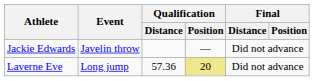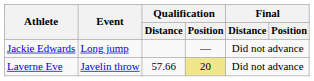(110, 49) Javelin throw -> (105, 49) Long jump
(105, 67) Long jump -> (110, 67) Javelin throw
(164, 67) 57.36 -> (164, 67) 57.66
